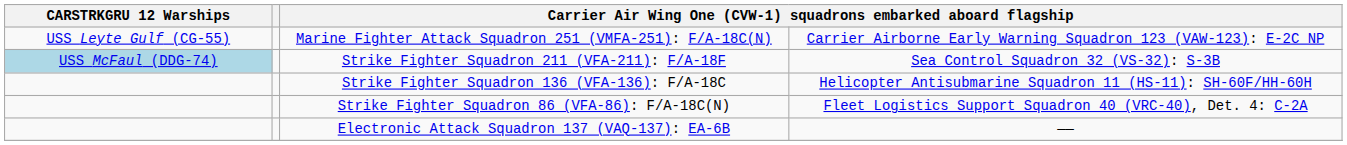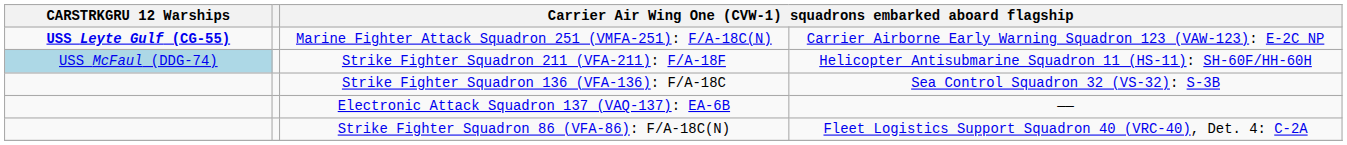(138, 39) normal -> (138, 39) bold
(1066, 61) Sea Control Squadron 32 (VS-32): S-3B -> (1066, 61) Helicopter Antisubmarine Squadron 11 (HS-11): SH-60F/HH-60H
(1066, 84) Helicopter Antisubmarine Squadron 11 (HS-11): SH-60F/HH-60H -> (1066, 84) Sea Control Squadron 32 (VS-32): S-3B
rows swapped: (534, 107) <-> (534, 129)
